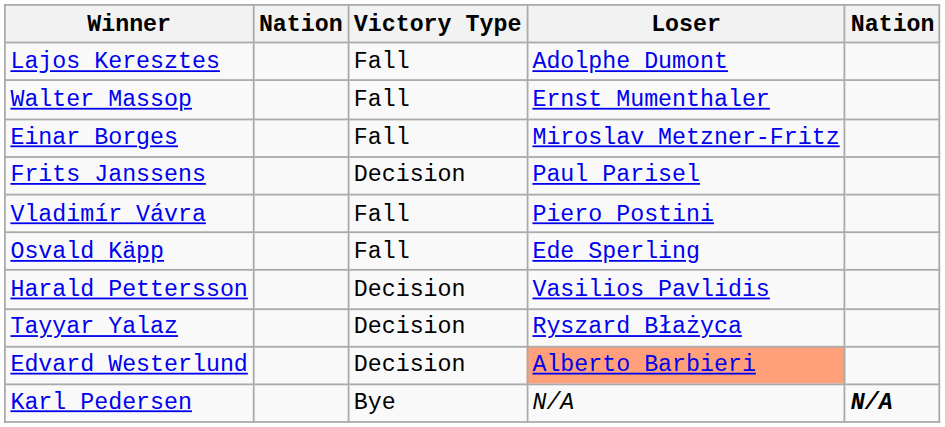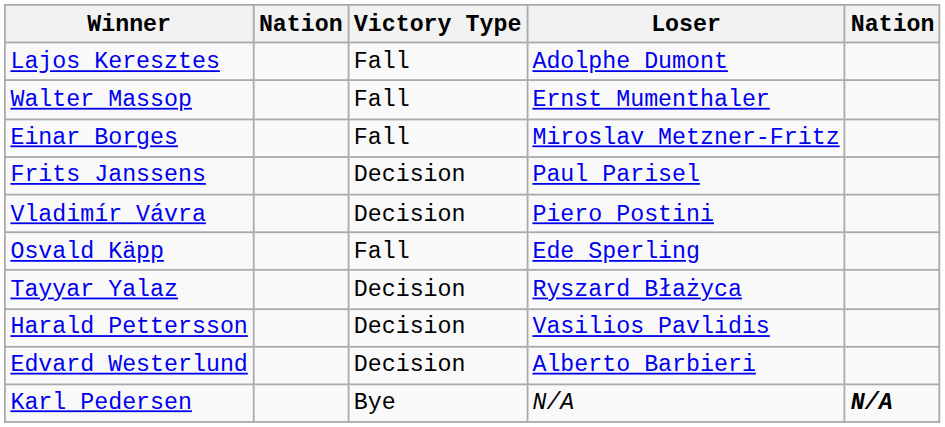(382, 213) Fall -> (410, 213) Decision
rows swapped: (129, 289) <-> (94, 327)
(644, 365) lightsalmon background -> (644, 365) no background
